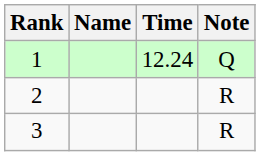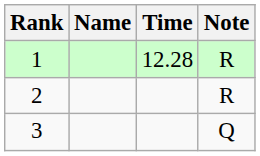(167, 58) 12.24 -> (167, 58) 12.28
(227, 58) Q -> (227, 58) R
(227, 131) R -> (227, 131) Q
